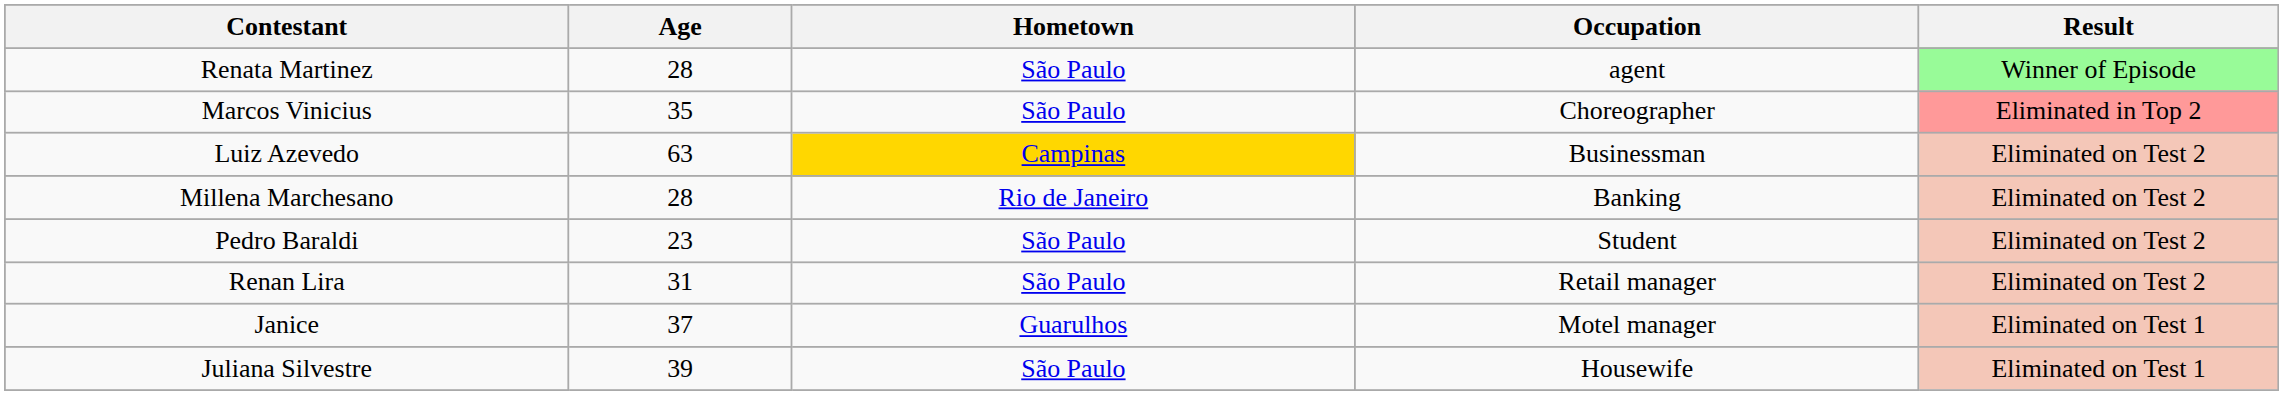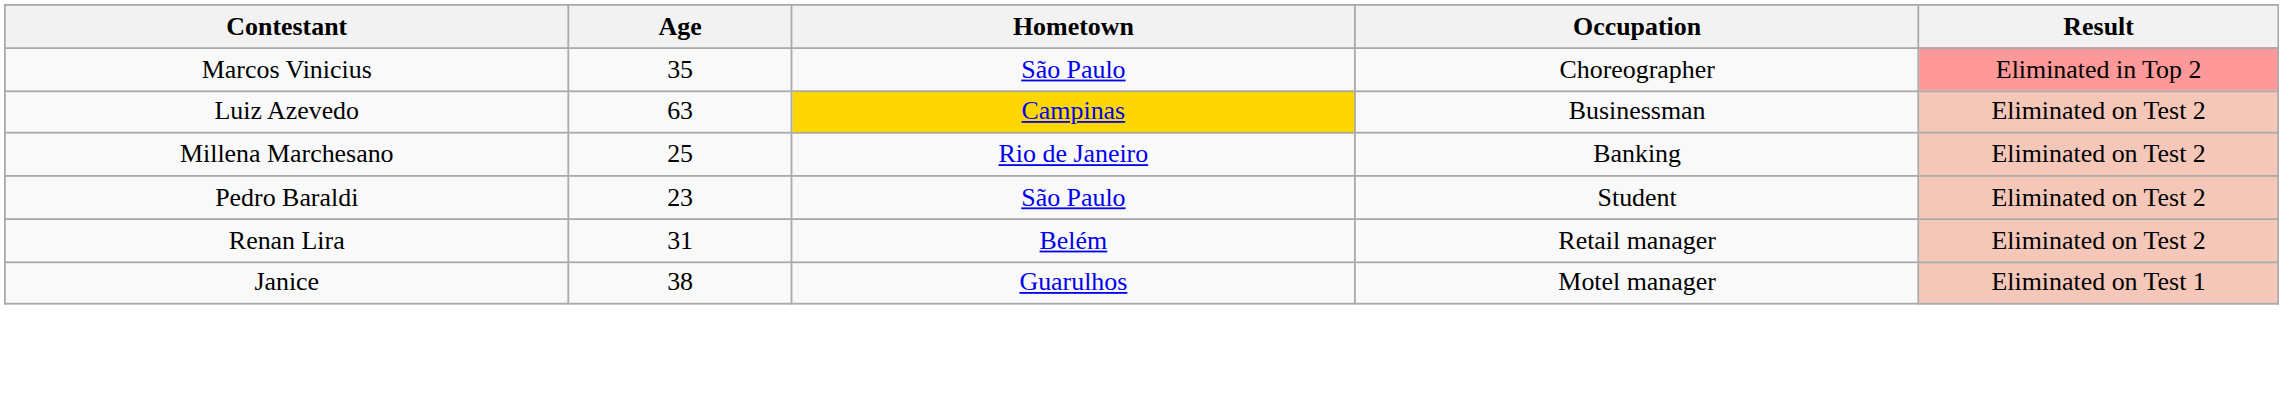- row: (287, 69)
(680, 197) 28 -> (680, 154) 25
(1073, 282) São Paulo -> (1073, 240) Belém
(680, 325) 37 -> (680, 282) 38
- row: (287, 368)
